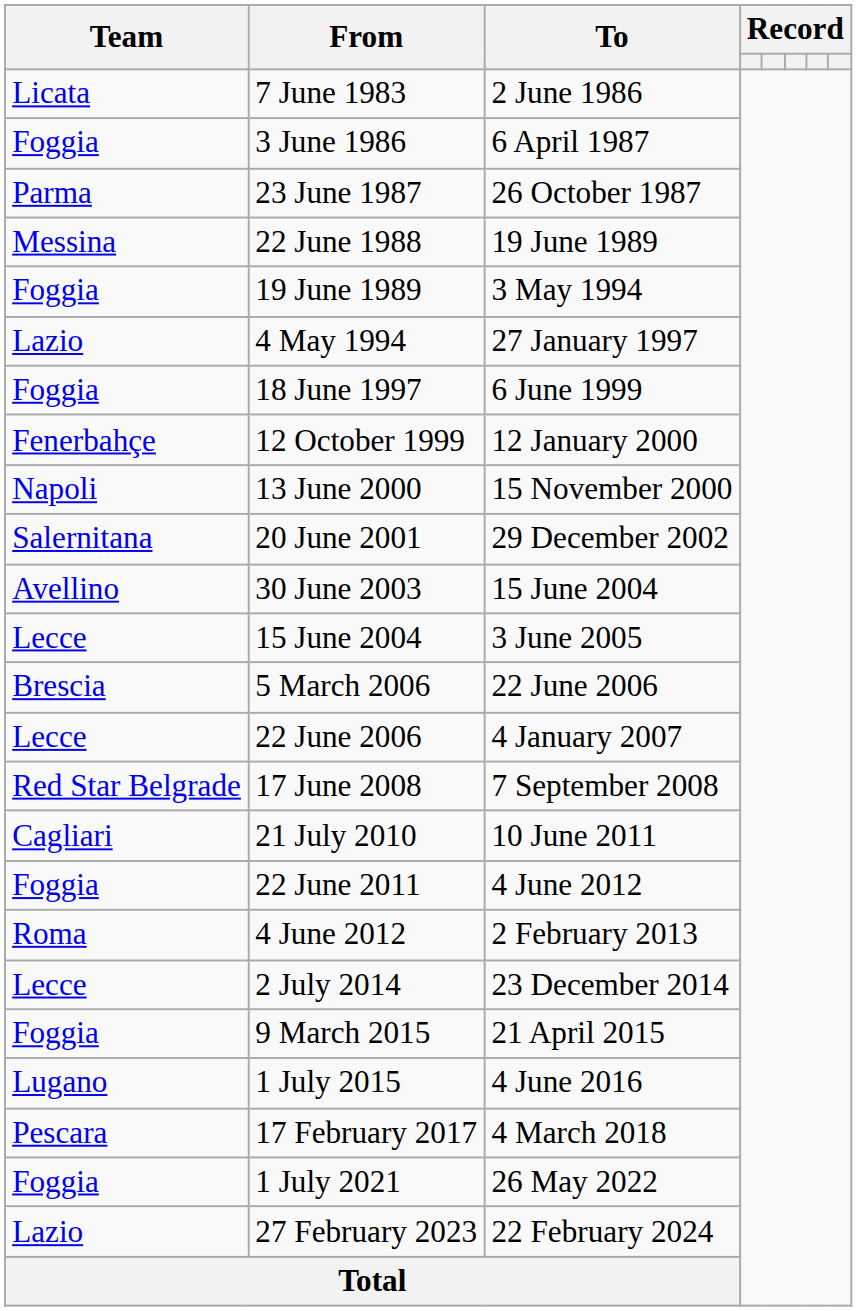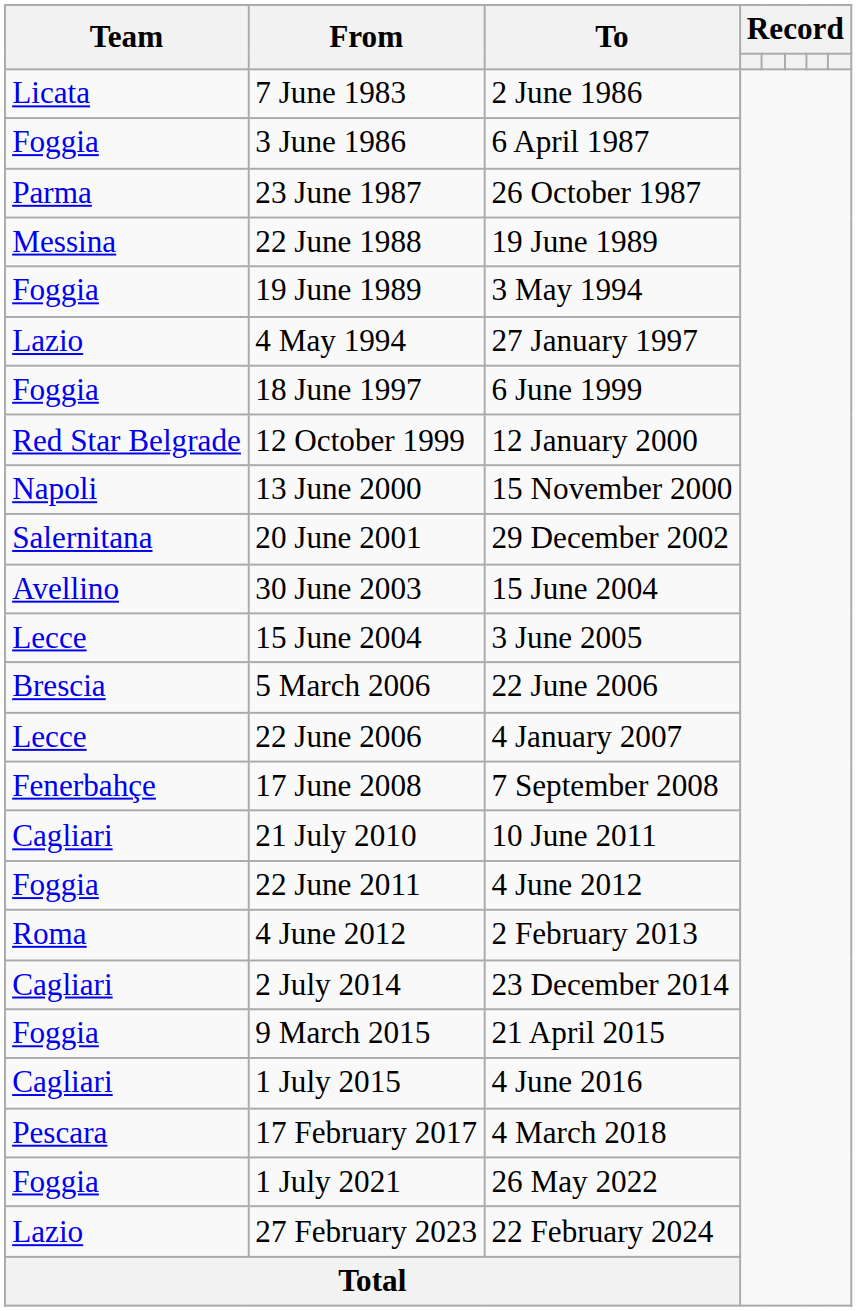(84, 439) Fenerbahçe -> (127, 439) Red Star Belgrade
(127, 785) Red Star Belgrade -> (84, 785) Fenerbahçe
(49, 983) Lecce -> (62, 983) Cagliari
(60, 1082) Lugano -> (62, 1082) Cagliari
